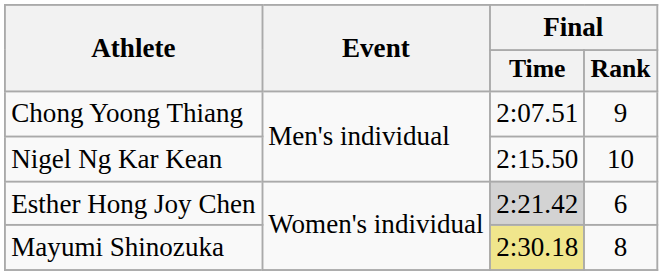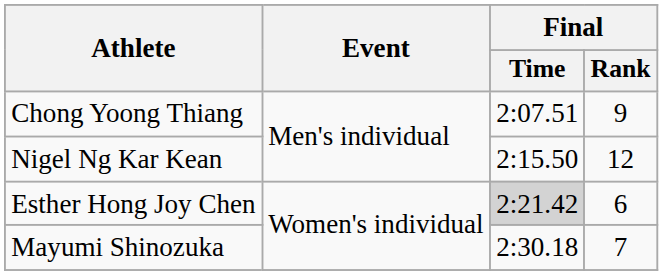(621, 158) 10 -> (621, 158) 12
(537, 248) khaki background -> (537, 248) no background
(621, 248) 8 -> (621, 248) 7
